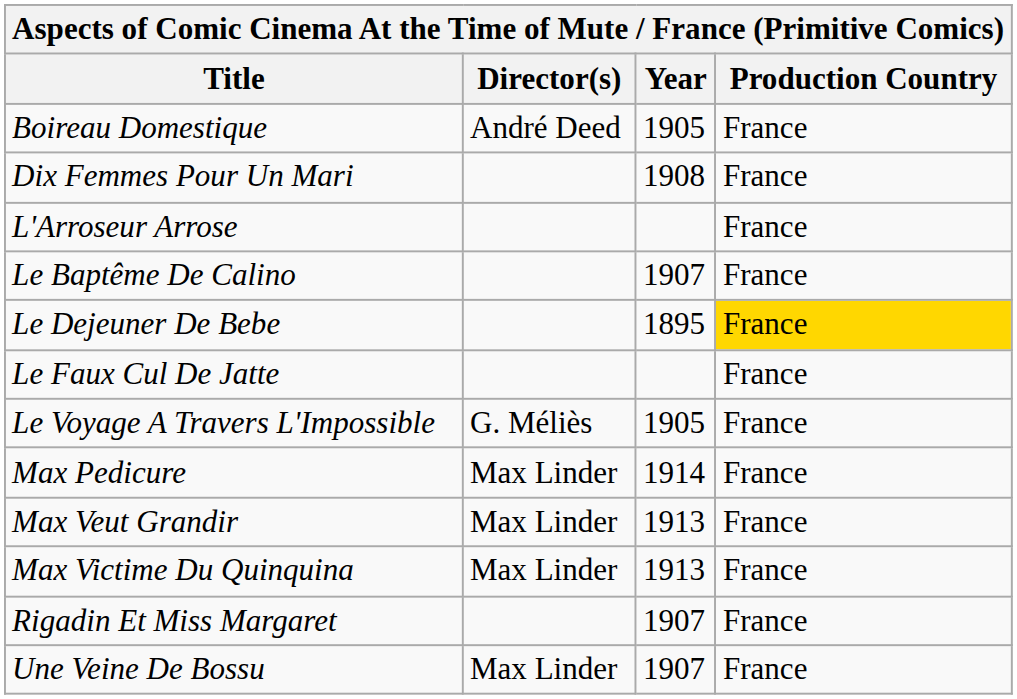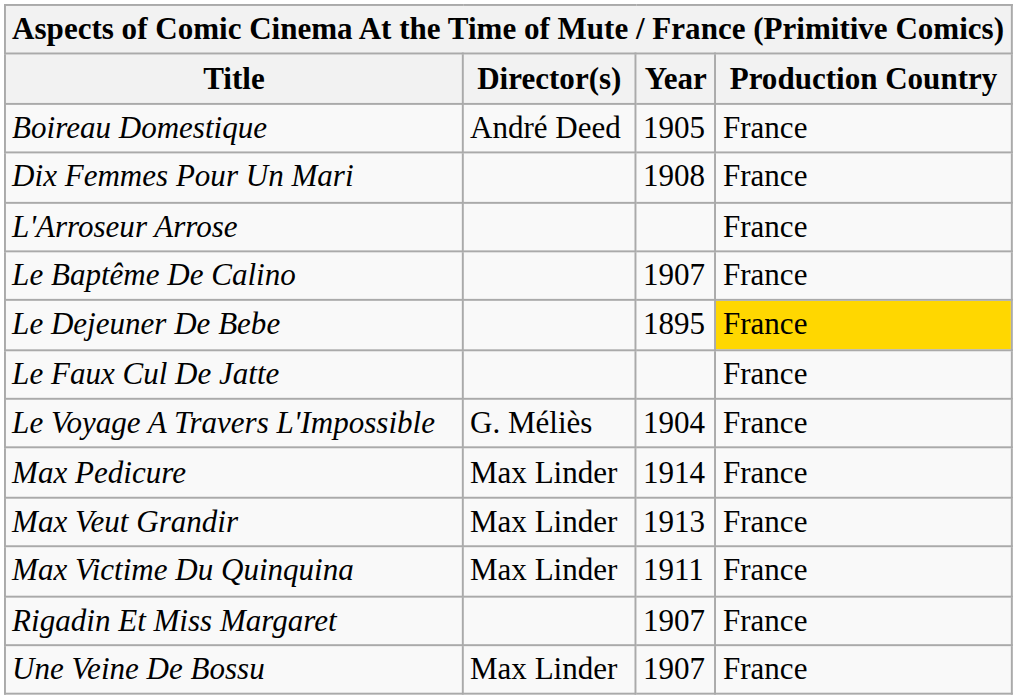(674, 422) 1905 -> (674, 422) 1904
(674, 570) 1913 -> (673, 570) 1911
